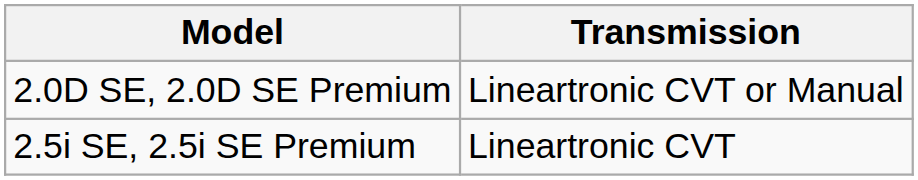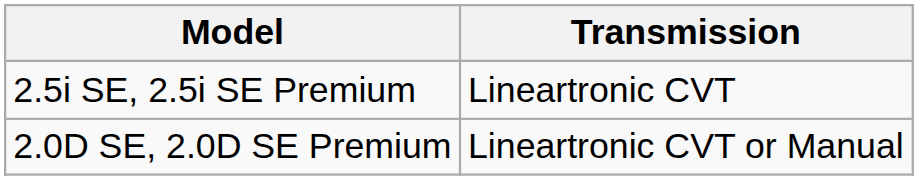rows swapped: (215, 145) <-> (232, 89)
